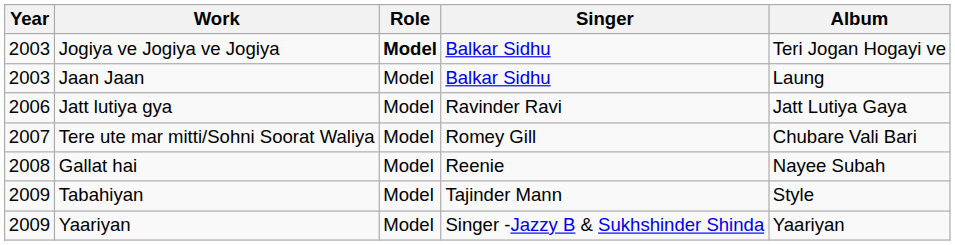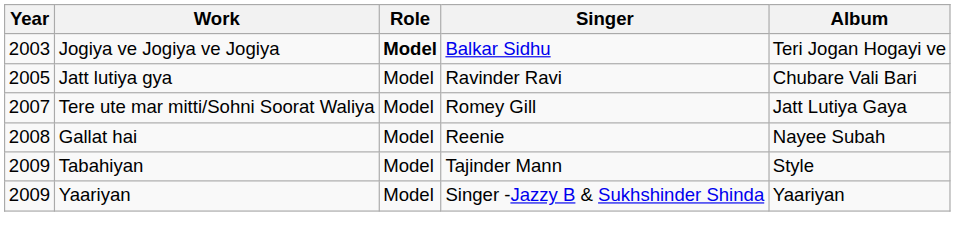- row: (102, 78)
(30, 107) 2006 -> (30, 78) 2005
(840, 107) Jatt Lutiya Gaya -> (845, 78) Chubare Vali Bari
(845, 136) Chubare Vali Bari -> (840, 107) Jatt Lutiya Gaya
